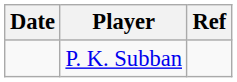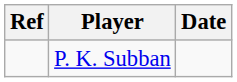columns swapped: (32, 22) <-> (209, 22)
